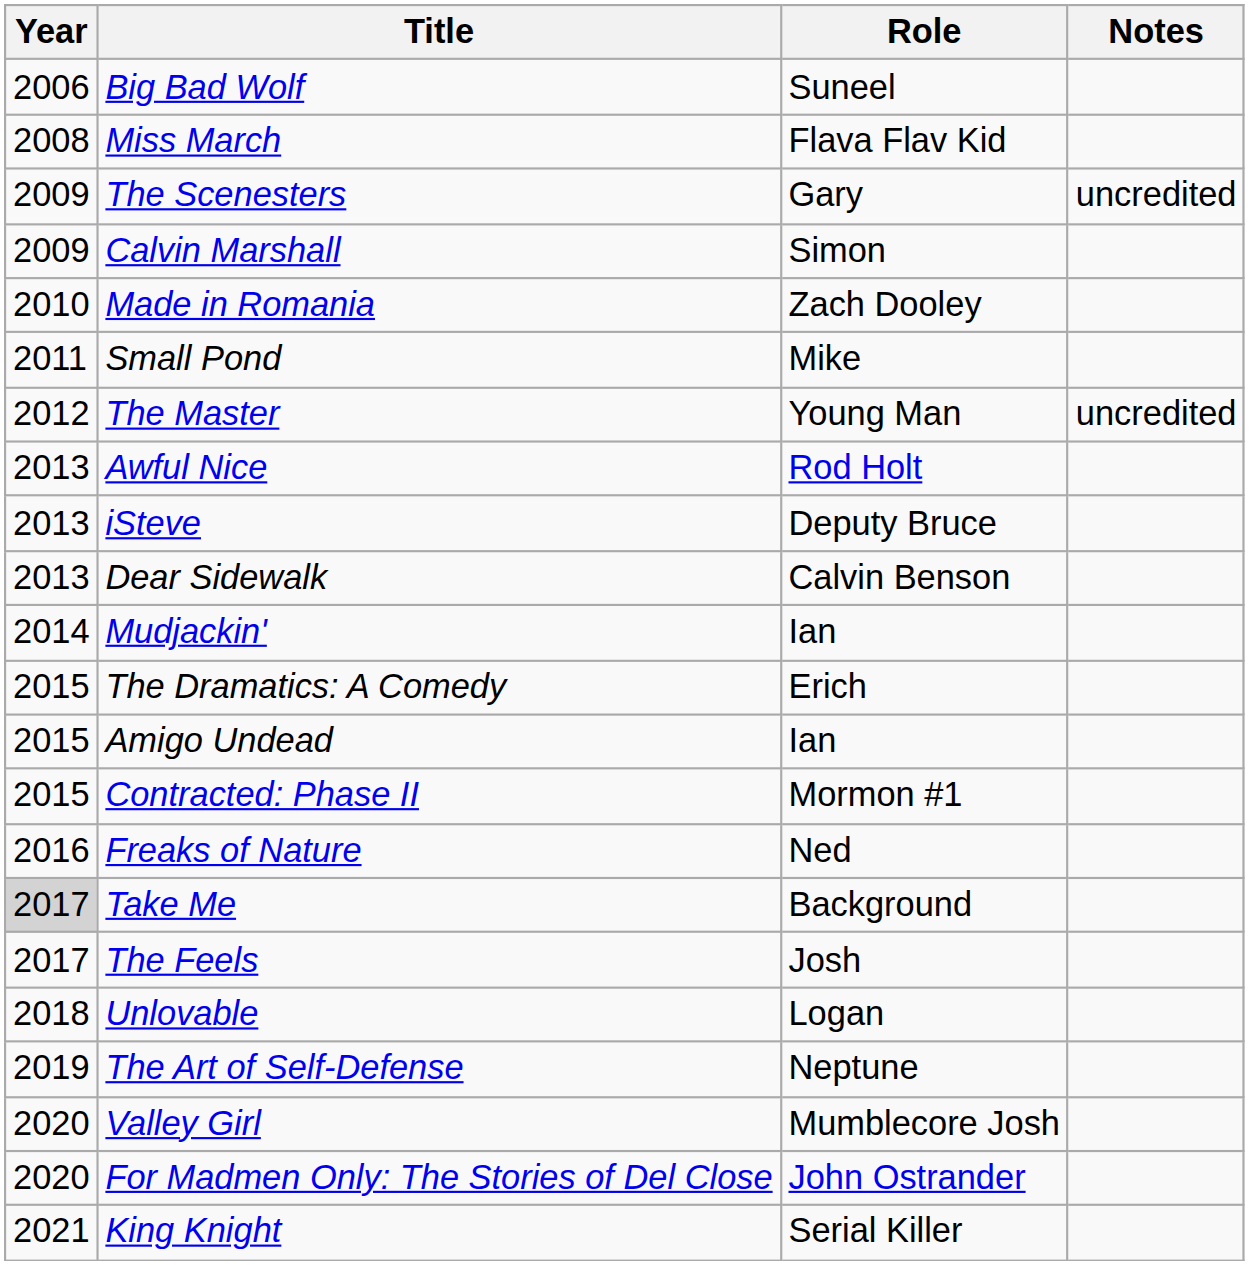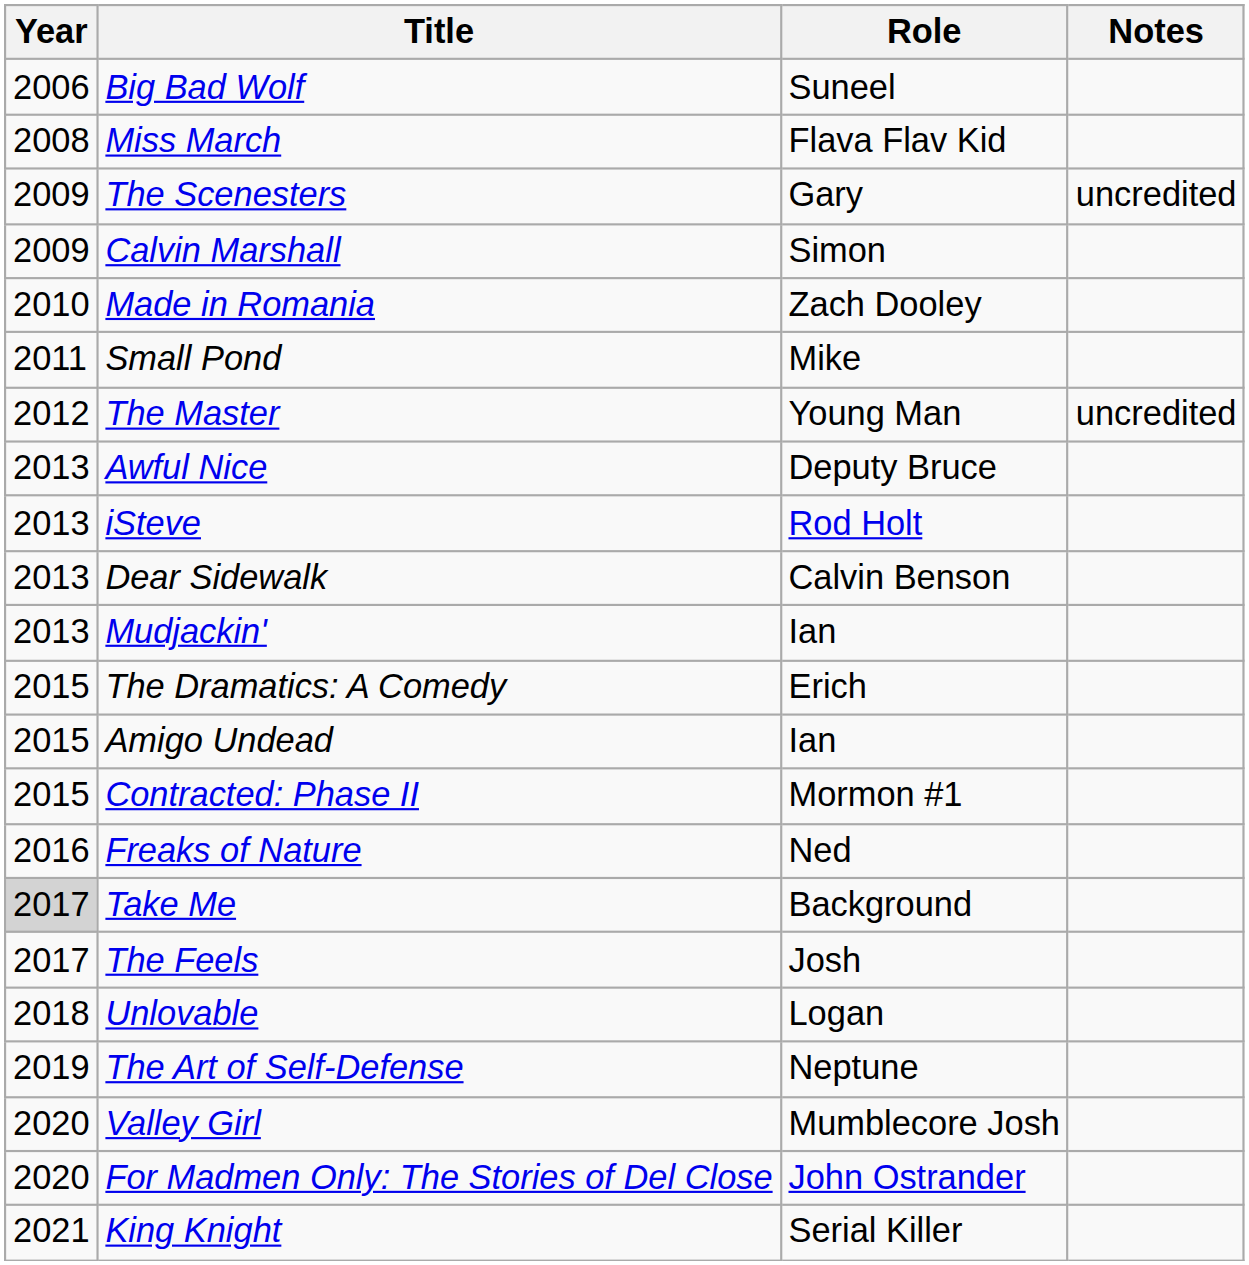(855, 468) Rod Holt -> (893, 468) Deputy Bruce
(893, 522) Deputy Bruce -> (855, 522) Rod Holt
(51, 631) 2014 -> (51, 631) 2013
